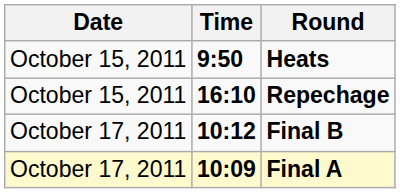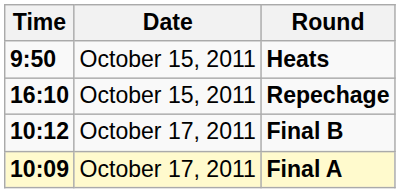columns swapped: (98, 22) <-> (226, 22)
